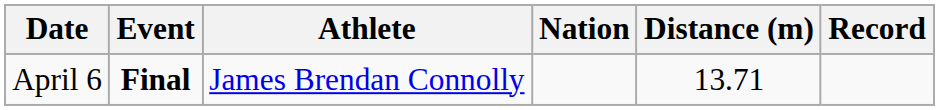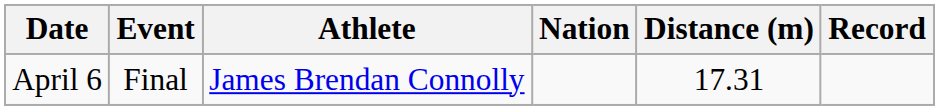(156, 79) bold -> (156, 79) normal
(729, 79) 13.71 -> (729, 79) 17.31
